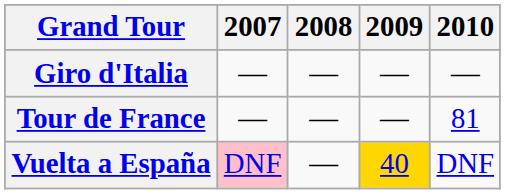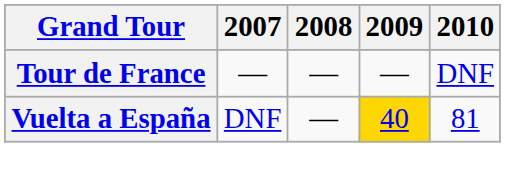- row: (111, 73)
(465, 118) 81 -> (465, 73) DNF
(253, 164) pink background -> (253, 118) no background
(465, 164) DNF -> (465, 118) 81
